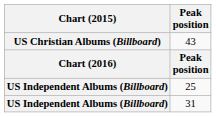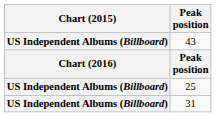(87, 41) US Christian Albums (Billboard) -> (87, 41) US Independent Albums (Billboard)
